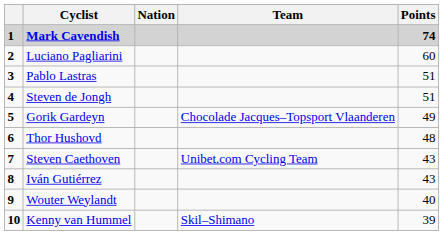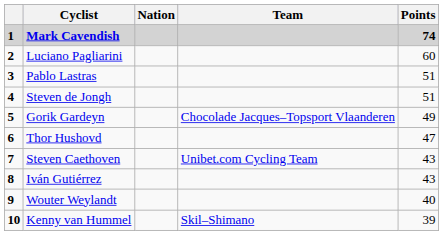(429, 138) 48 -> (429, 138) 47
